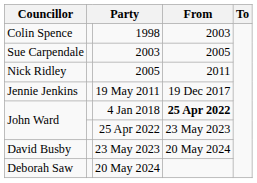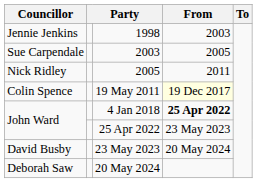(40, 33) Colin Spence -> (42, 33) Jennie Jenkins
(42, 91) Jennie Jenkins -> (40, 91) Colin Spence
(199, 91) no background -> (199, 91) lightyellow background
